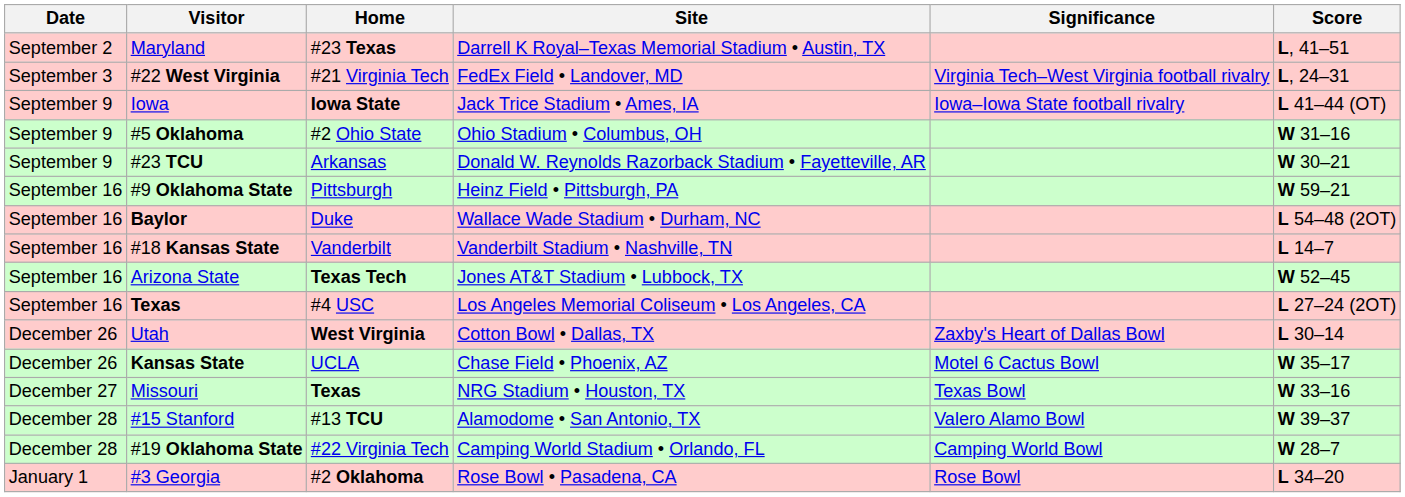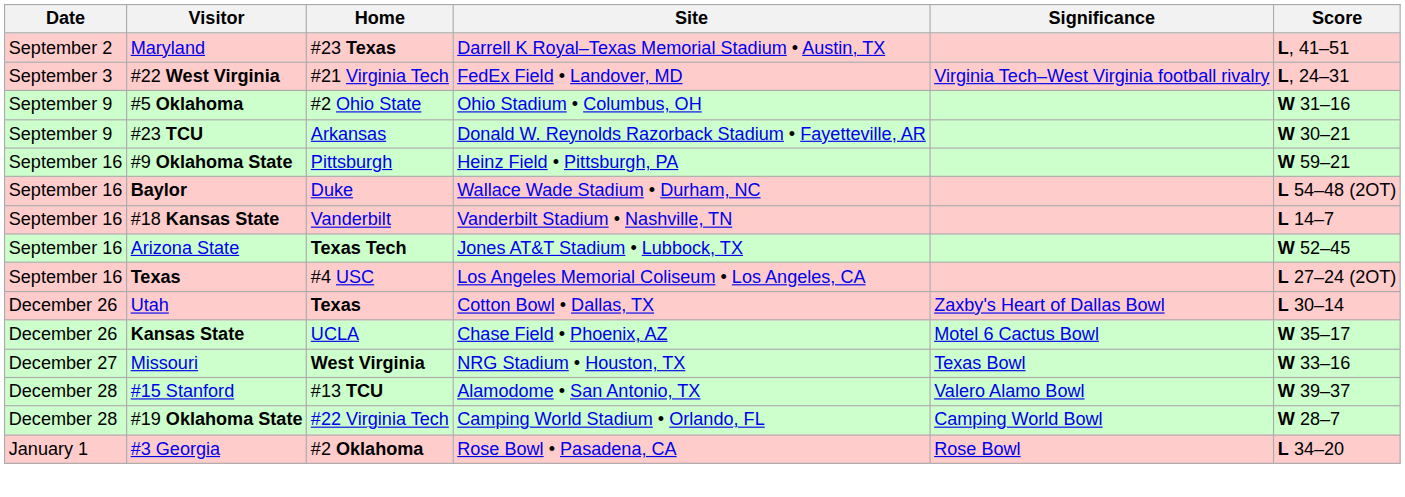- row: (150, 104)
(368, 334) West Virginia -> (336, 305) Texas
(336, 391) Texas -> (368, 362) West Virginia
